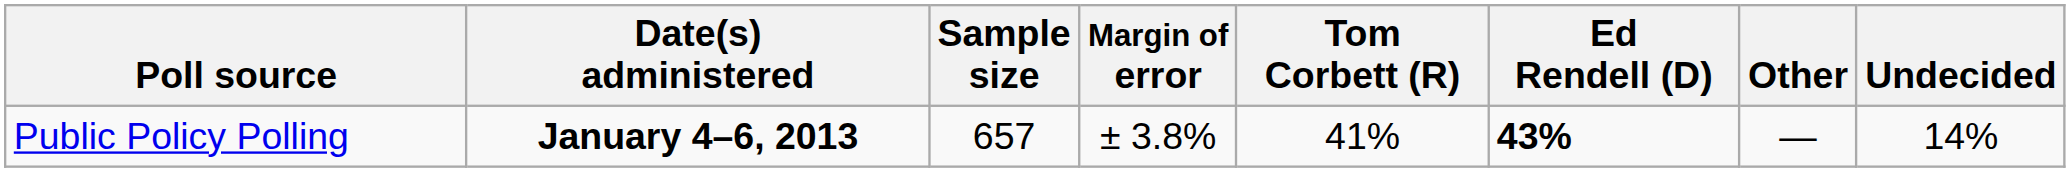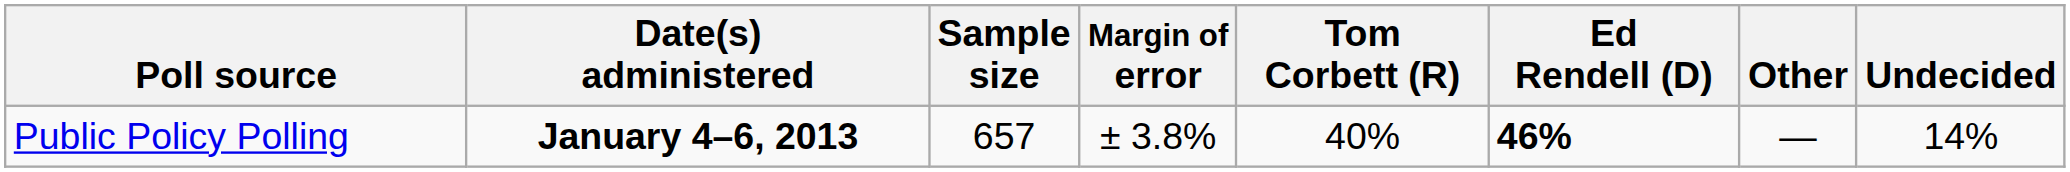(1363, 135) 41% -> (1363, 135) 40%
(1534, 135) 43% -> (1534, 135) 46%
